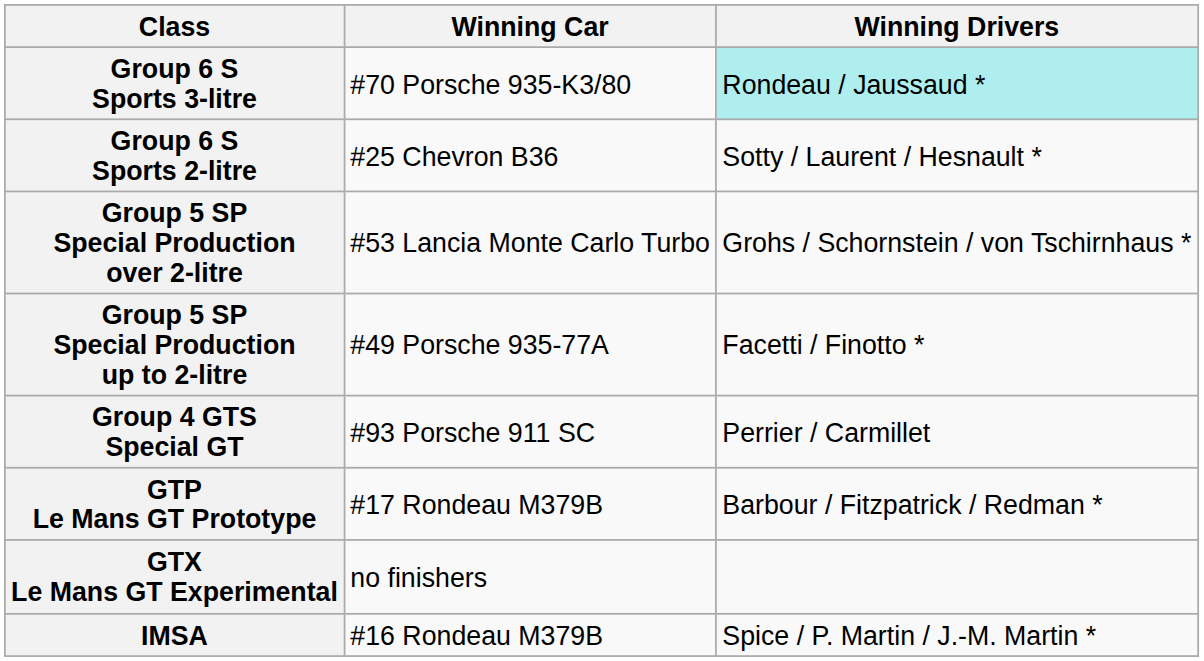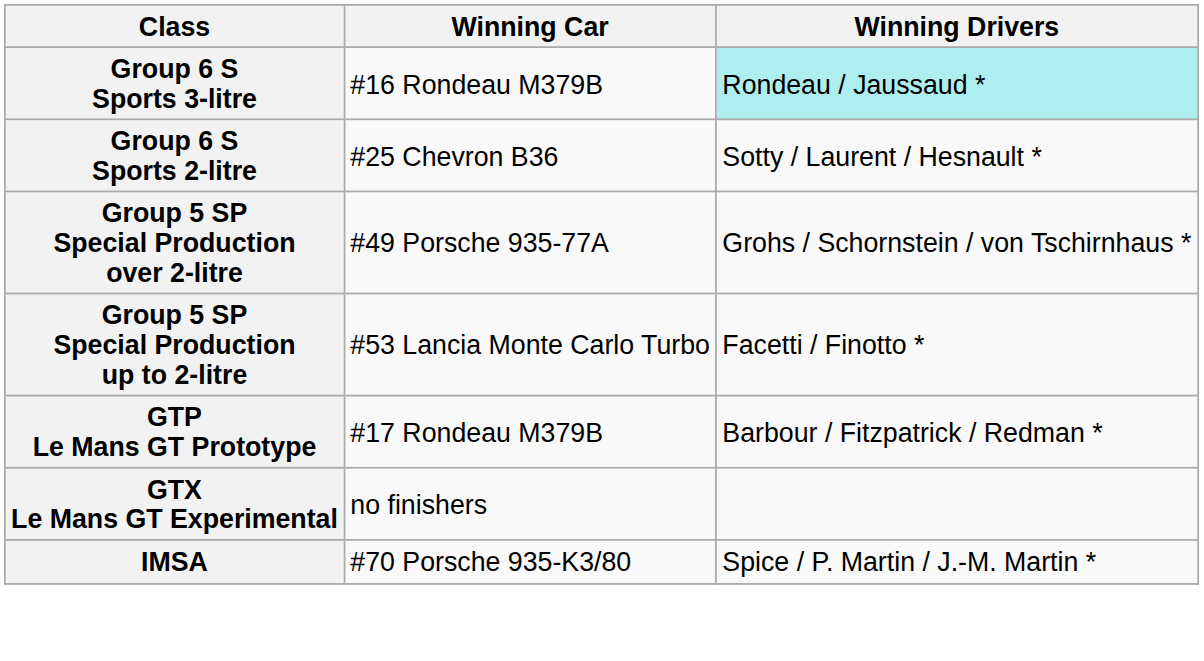(491, 84) #70 Porsche 935-K3/80 -> (477, 84) #16 Rondeau M379B
(530, 243) #53 Lancia Monte Carlo Turbo -> (480, 243) #49 Porsche 935-77A
(480, 345) #49 Porsche 935-77A -> (530, 345) #53 Lancia Monte Carlo Turbo
- row: (174, 432)
(477, 634) #16 Rondeau M379B -> (491, 562) #70 Porsche 935-K3/80
